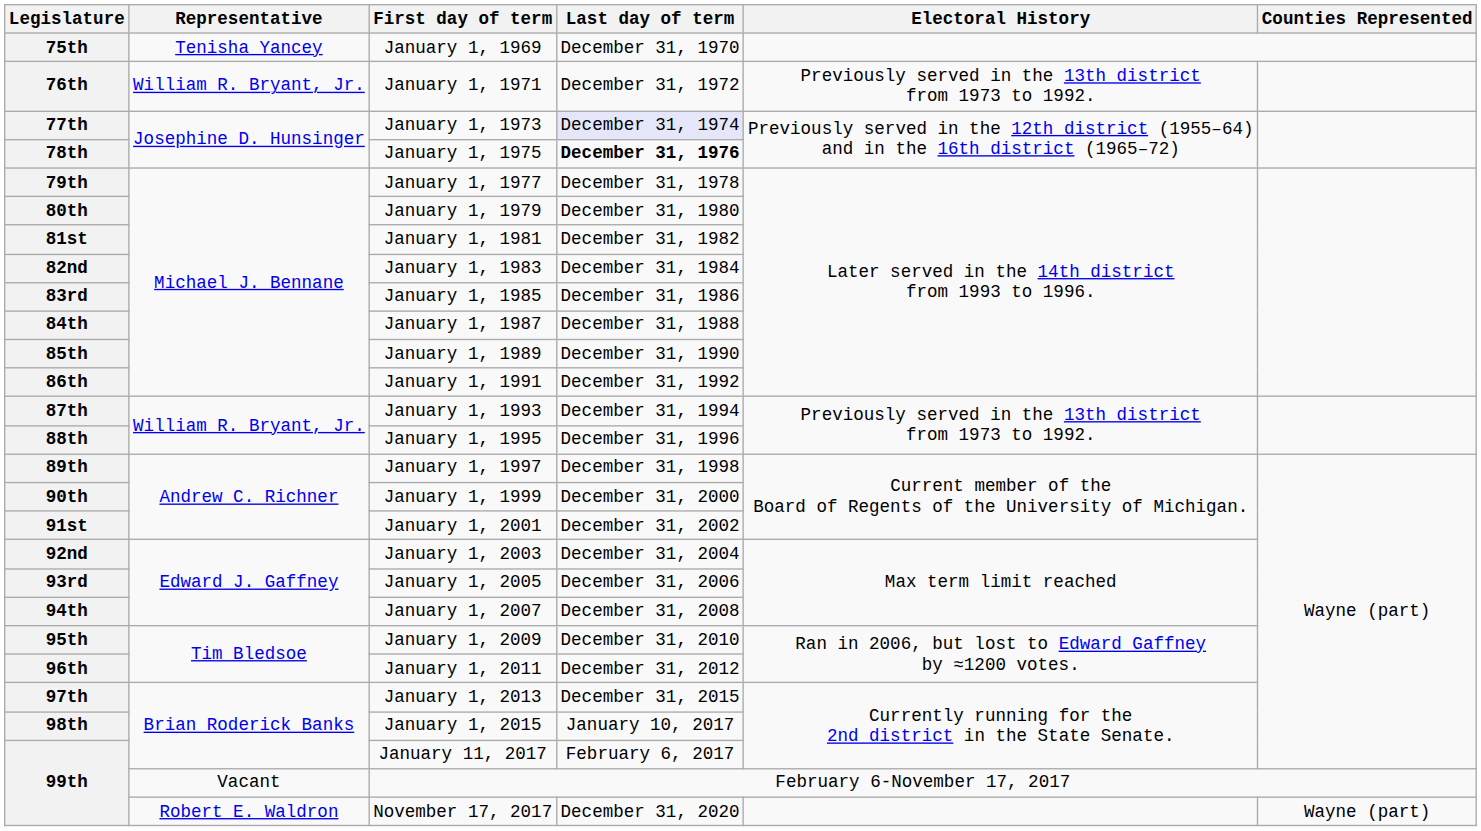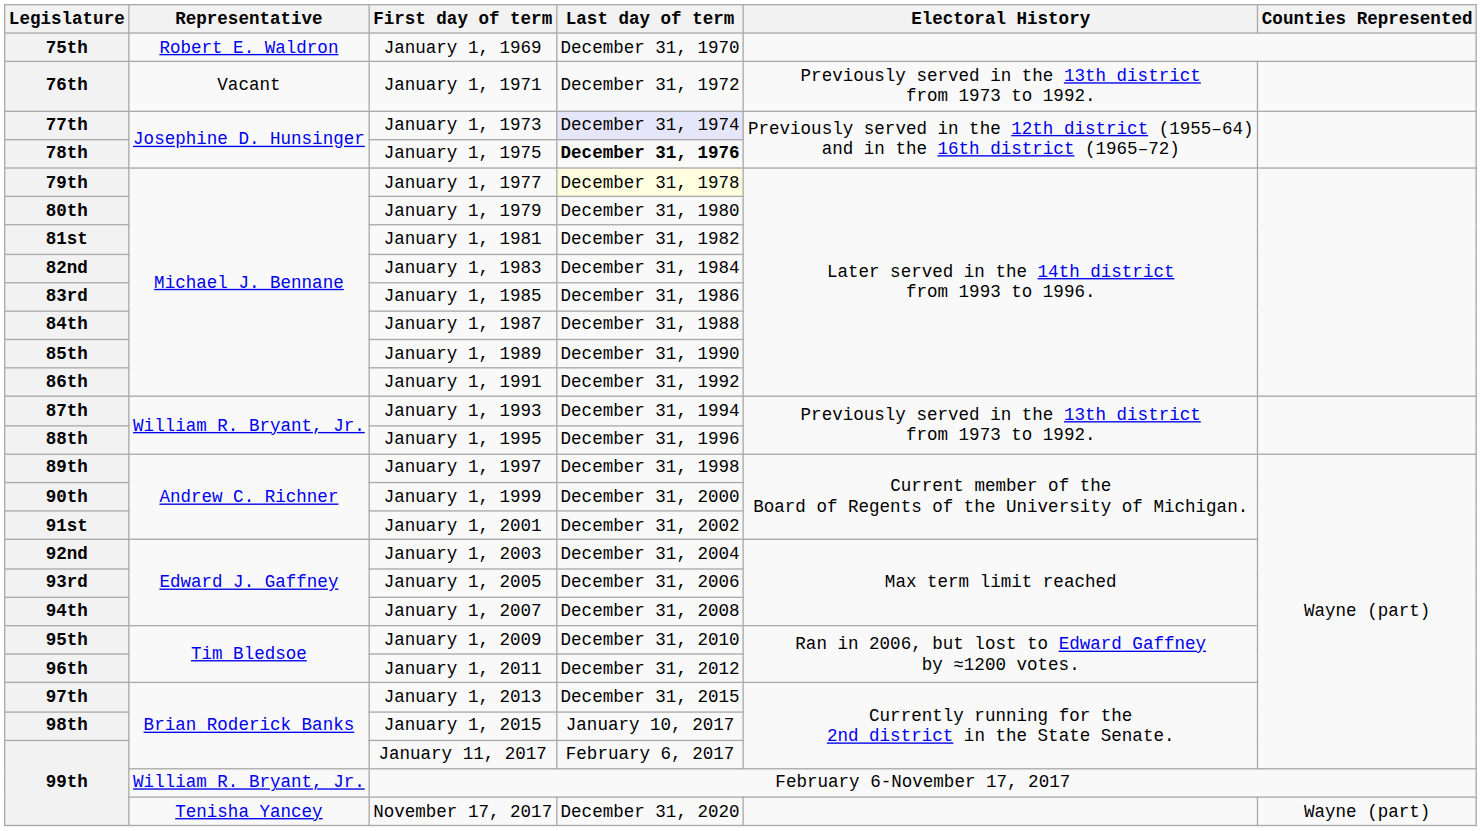(249, 48) Tenisha Yancey -> (249, 48) Robert E. Waldron
(249, 86) William R. Bryant, Jr. -> (249, 86) Vacant
(650, 182) no background -> (650, 182) lightyellow background
(249, 783) Vacant -> (249, 783) William R. Bryant, Jr.
(249, 812) Robert E. Waldron -> (249, 812) Tenisha Yancey
